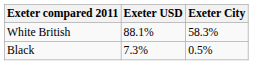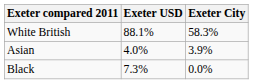+ row: (21, 50)
(200, 50) 0.5% -> (200, 69) 0.0%
